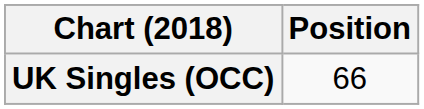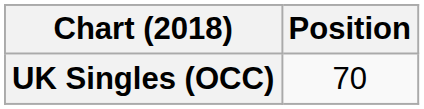(350, 78) 66 -> (350, 78) 70
